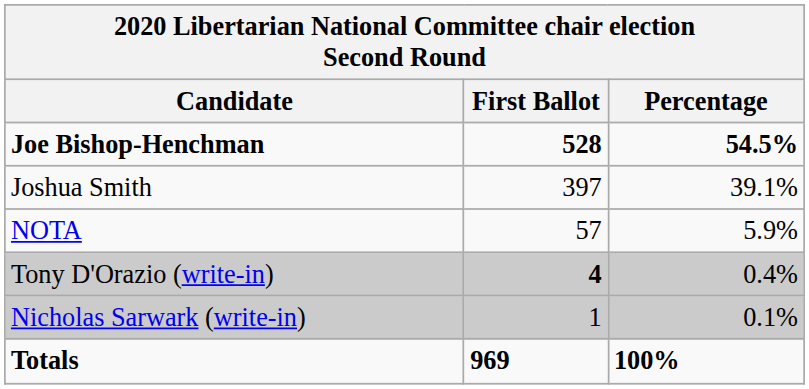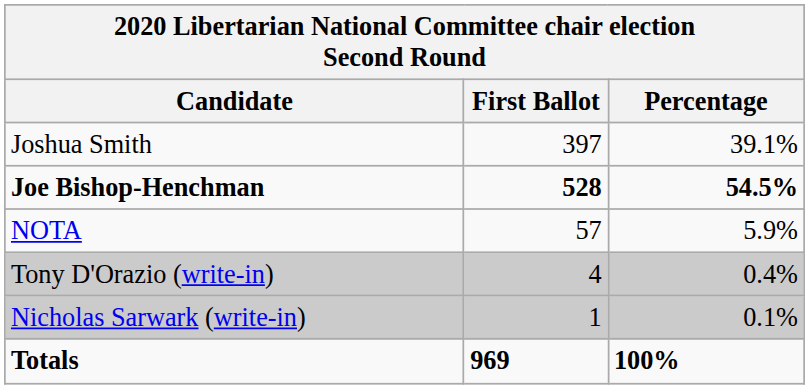rows swapped: (138, 144) <-> (81, 187)
(595, 274) bold -> (595, 274) normal
